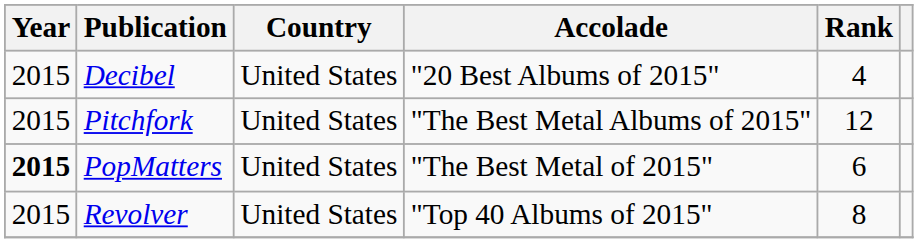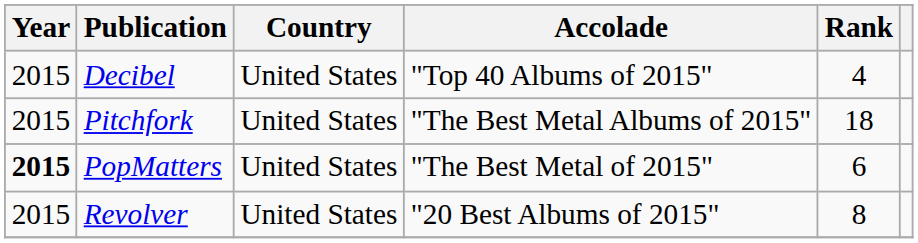(565, 74) "20 Best Albums of 2015" -> (562, 74) "Top 40 Albums of 2015"
(859, 120) 12 -> (859, 120) 18
(562, 213) "Top 40 Albums of 2015" -> (565, 213) "20 Best Albums of 2015"
